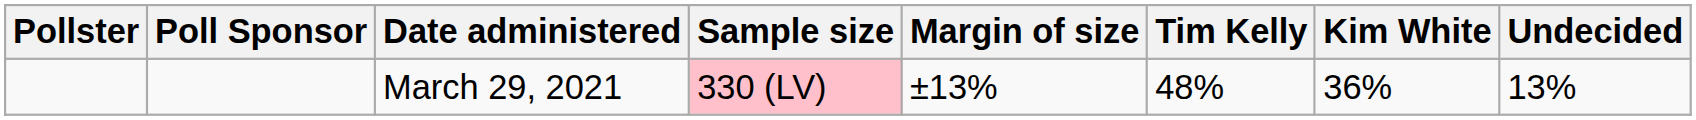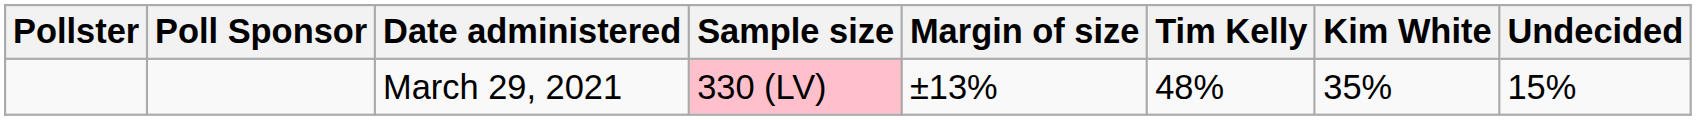(1358, 86) 36% -> (1358, 86) 35%
(1542, 86) 13% -> (1542, 86) 15%
